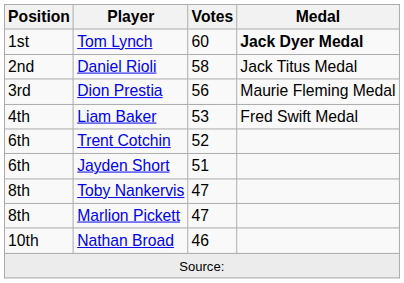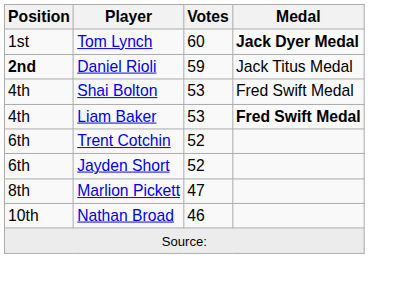(21, 66) normal -> (22, 66) bold
(200, 66) 58 -> (196, 66) 59
- row: (120, 91)
+ row: (117, 91)
(299, 116) normal -> (298, 116) bold
(200, 166) 51 -> (196, 166) 52
- row: (131, 191)
